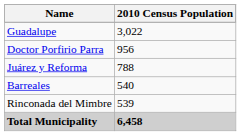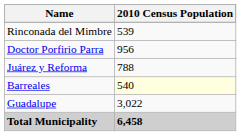rows swapped: (32, 31) <-> (59, 103)
(125, 85) no background -> (125, 85) lightyellow background
